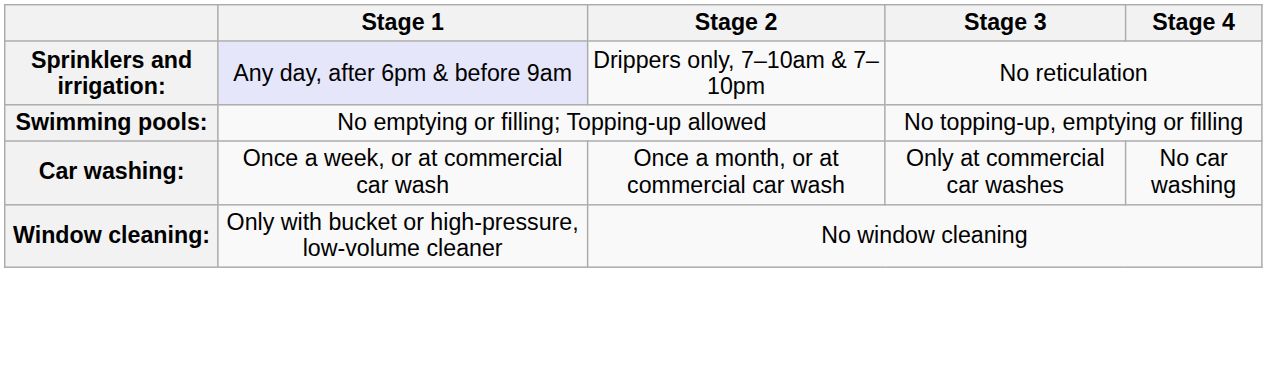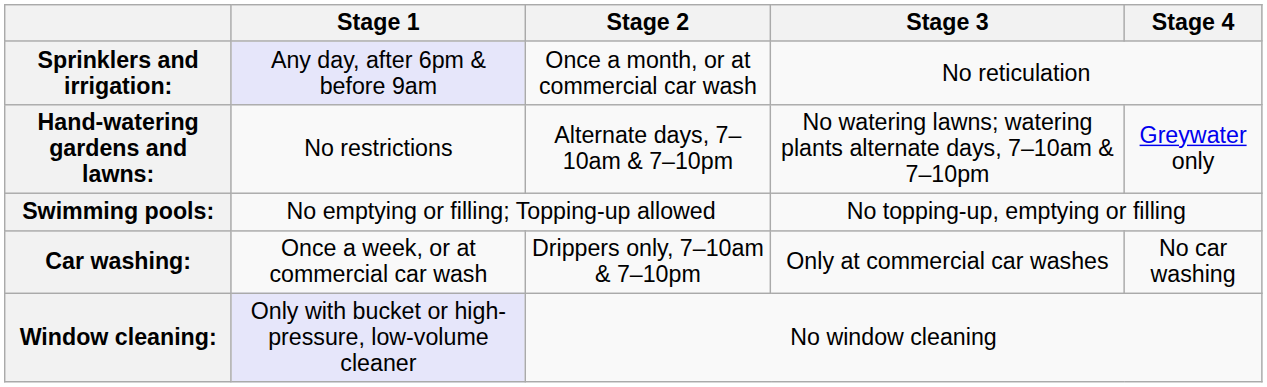(736, 72) Drippers only, 7–10am & 7–10pm -> (648, 72) Once a month, or at commercial car wash
+ row: (118, 148)
(736, 172) Once a month, or at commercial car wash -> (648, 261) Drippers only, 7–10am & 7–10pm
(403, 235) no background -> (378, 337) lavender background
